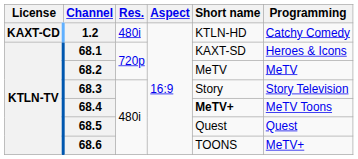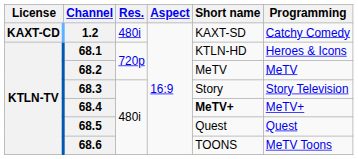(221, 32) KTLN-HD -> (221, 32) KAXT-SD
(221, 51) KAXT-SD -> (221, 51) KTLN-HD
(299, 107) MeTV Toons -> (285, 107) MeTV+
(285, 145) MeTV+ -> (299, 145) MeTV Toons
